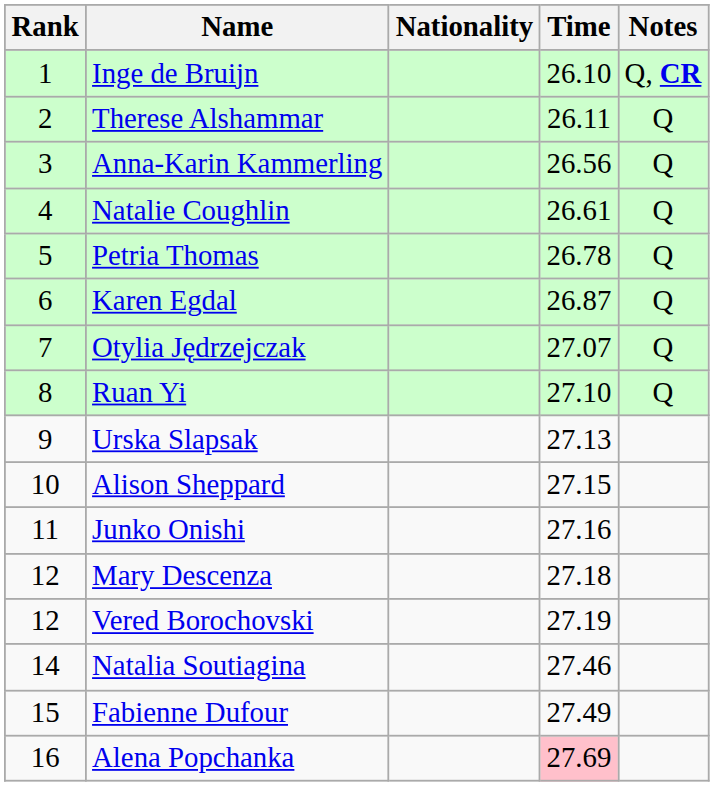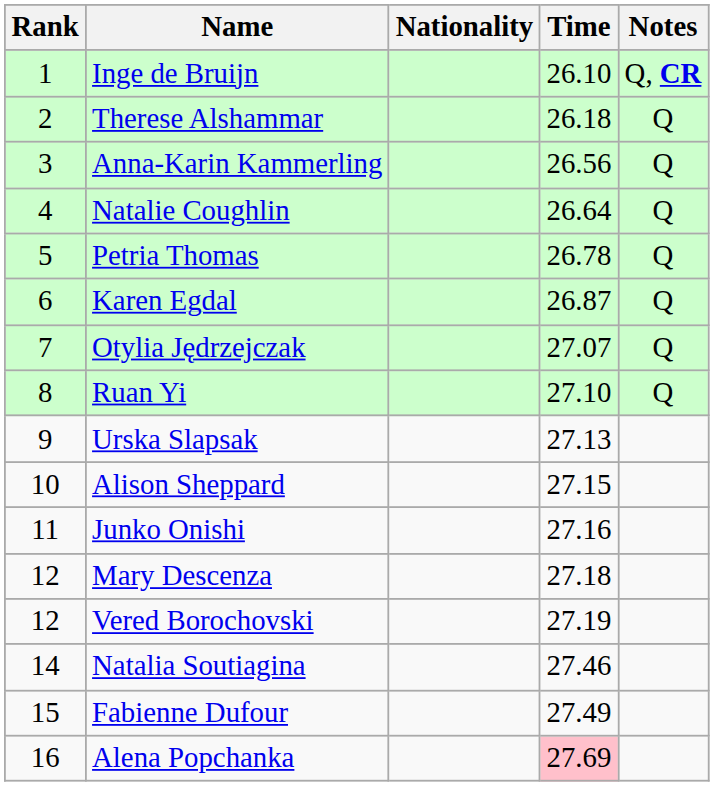(579, 118) 26.11 -> (579, 118) 26.18
(579, 210) 26.61 -> (579, 210) 26.64
